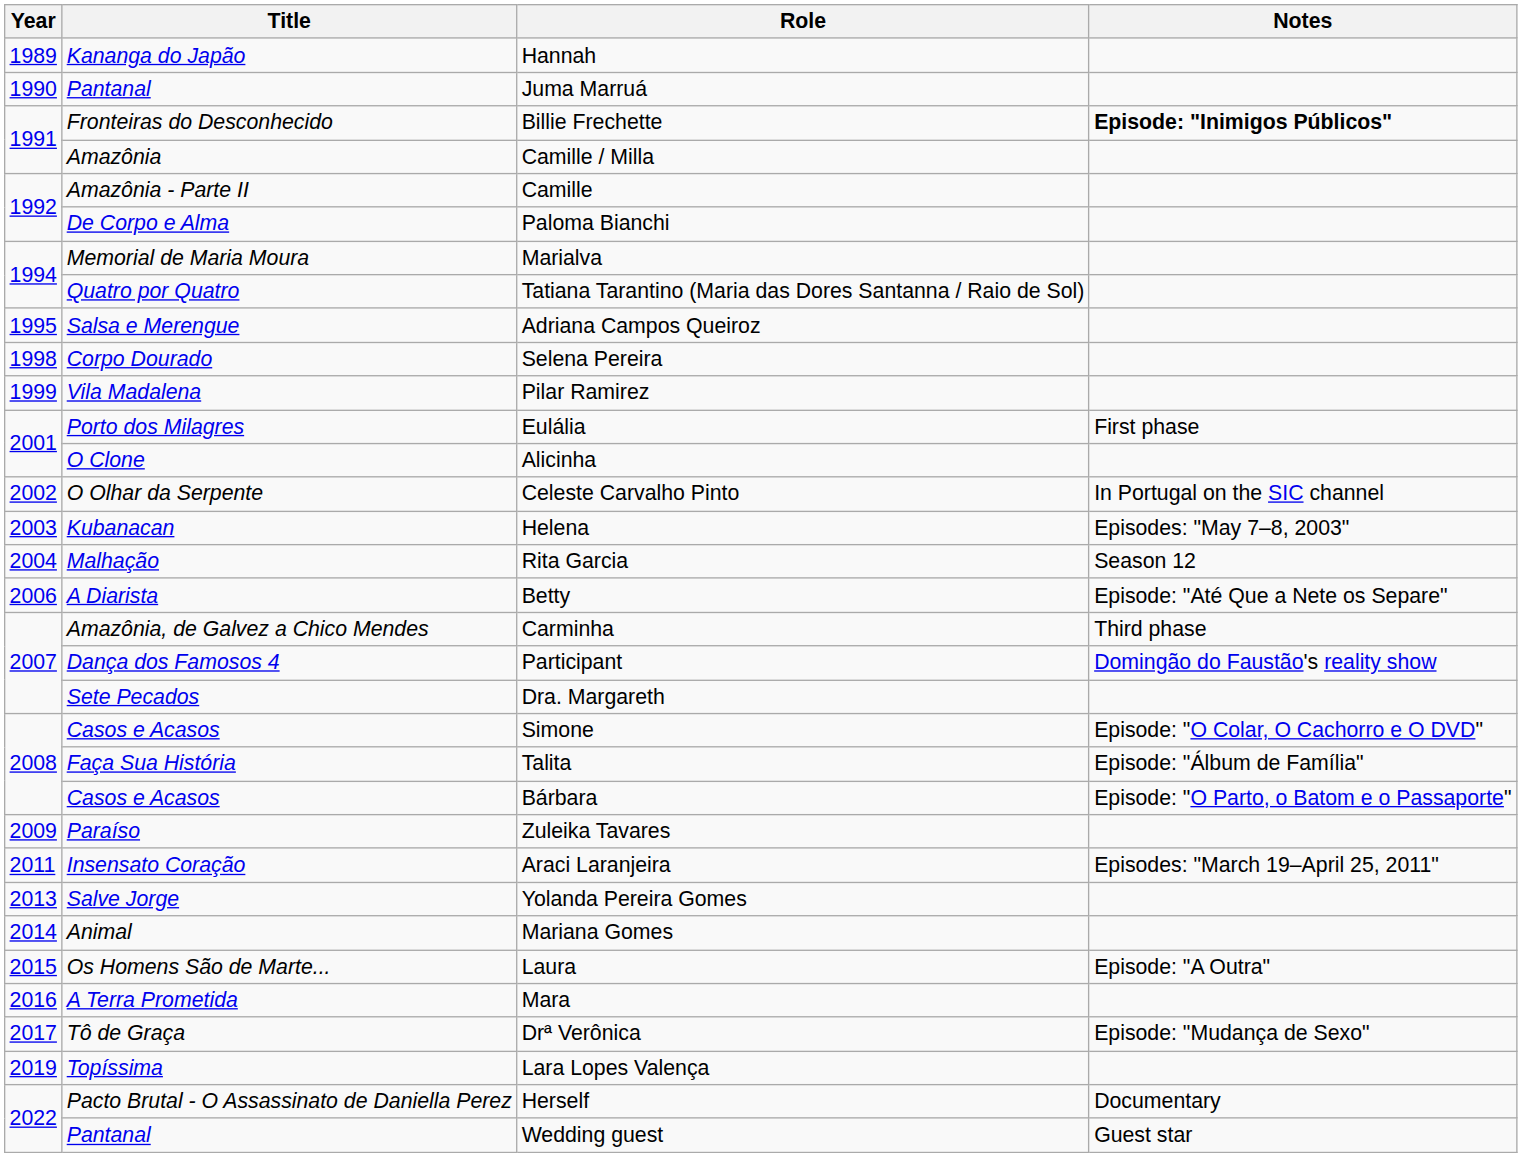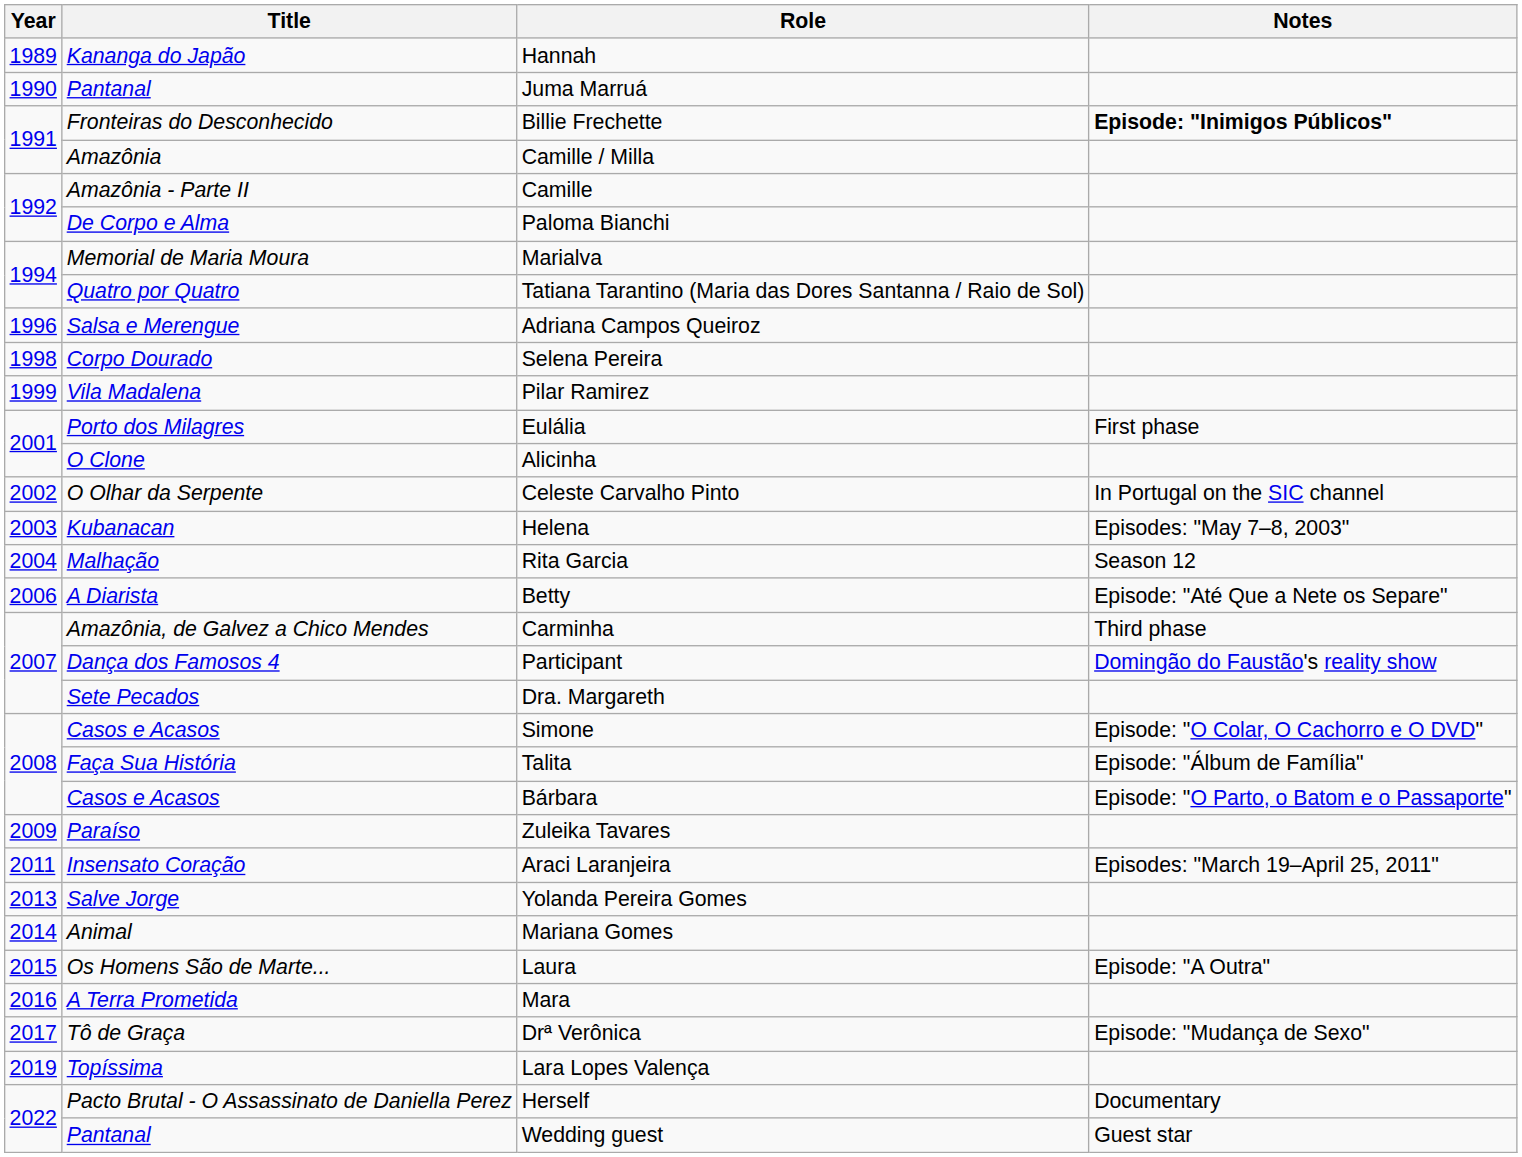(33, 325) 1995 -> (33, 325) 1996
